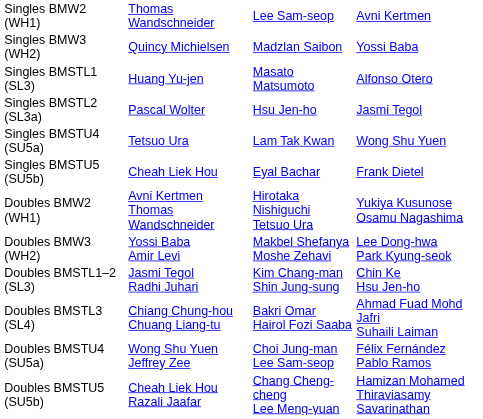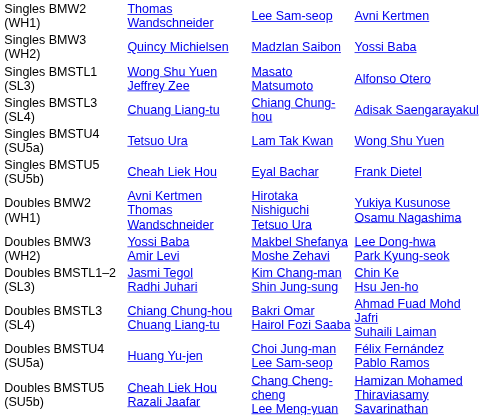(166, 78) Huang Yu-jen -> (172, 78) Wong Shu Yuen Jeffrey Zee
- row: (51, 110)
+ row: (51, 110)
(173, 356) Wong Shu Yuen Jeffrey Zee -> (165, 356) Huang Yu-jen
